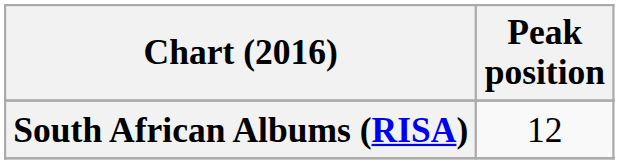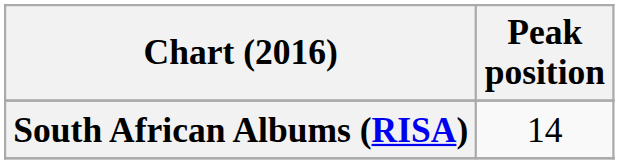(545, 128) 12 -> (545, 128) 14
